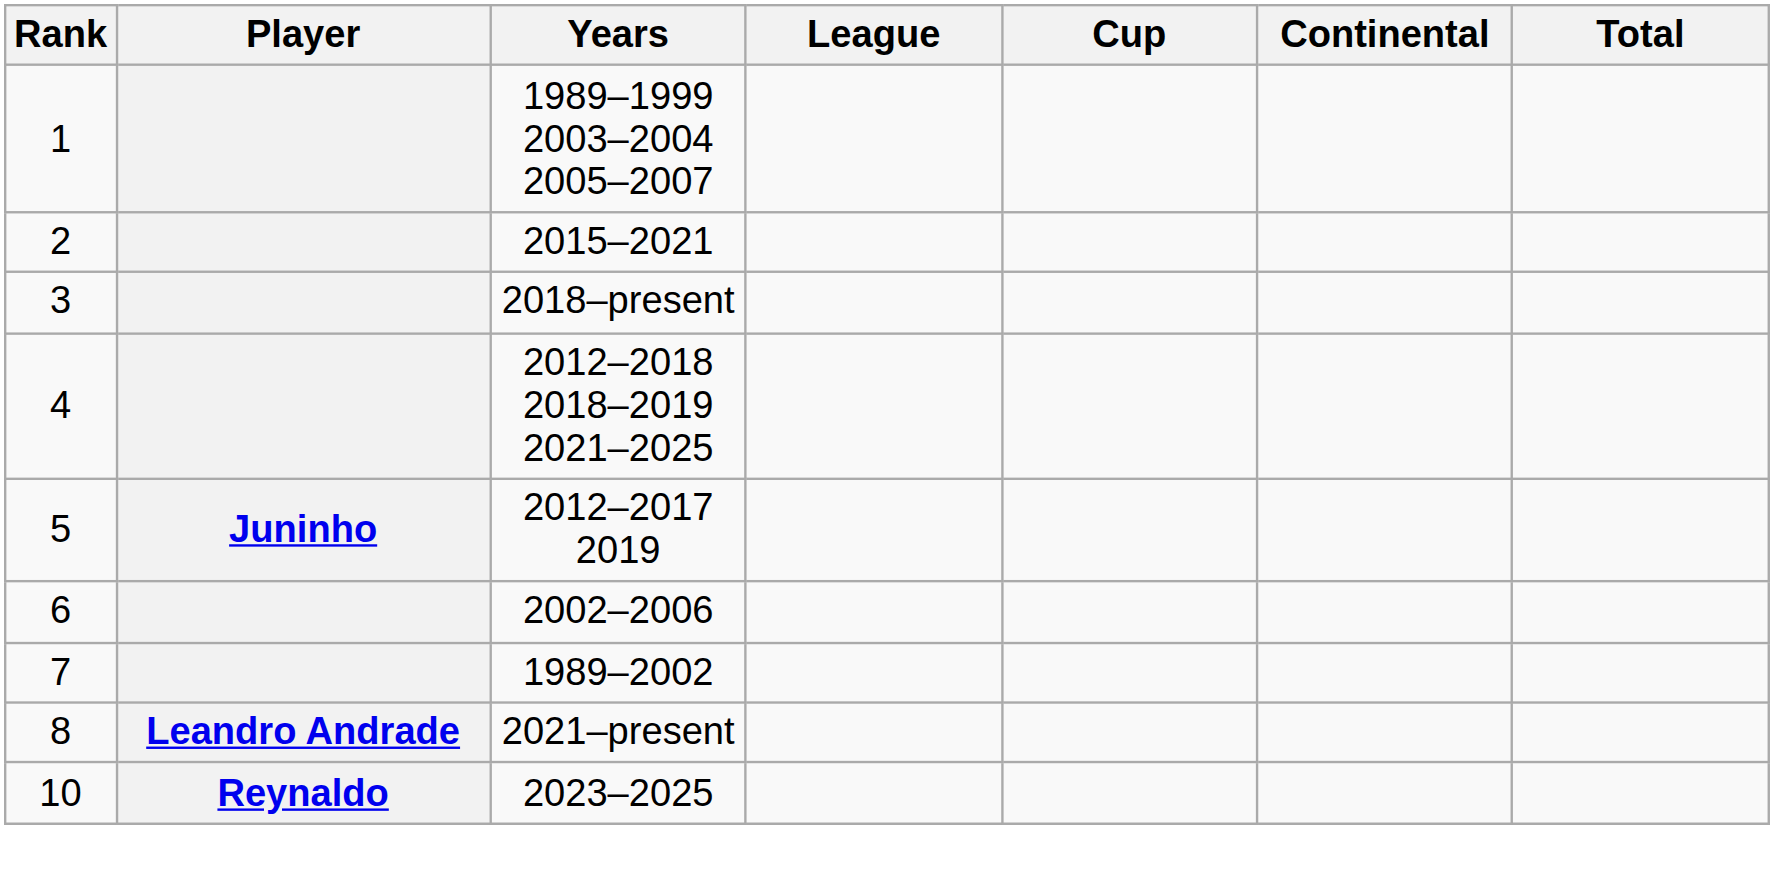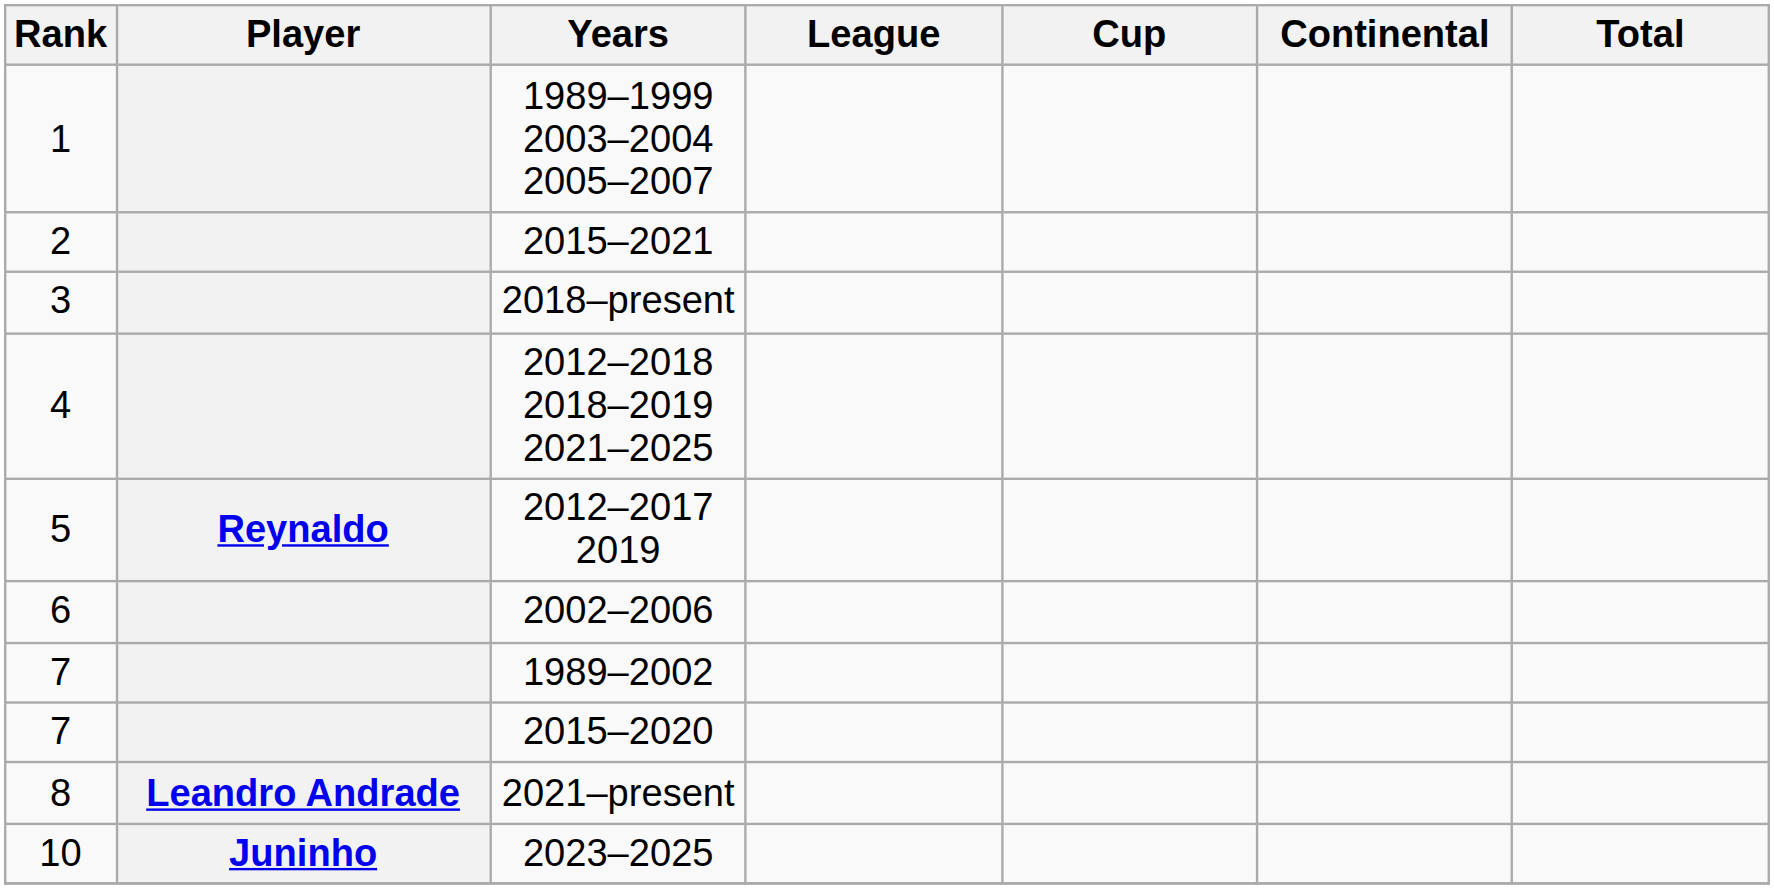(303, 529) Juninho -> (303, 529) Reynaldo
+ row: (618, 732)
(303, 792) Reynaldo -> (303, 852) Juninho
